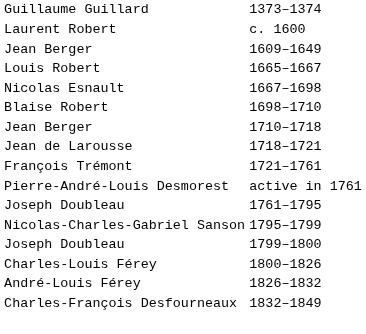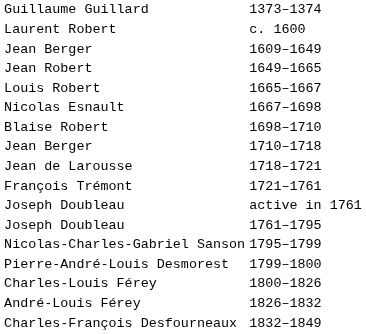+ row: (285, 69)
(117, 186) Pierre-André-Louis Desmorest -> (64, 206) Joseph Doubleau
(64, 245) Joseph Doubleau -> (117, 264) Pierre-André-Louis Desmorest
